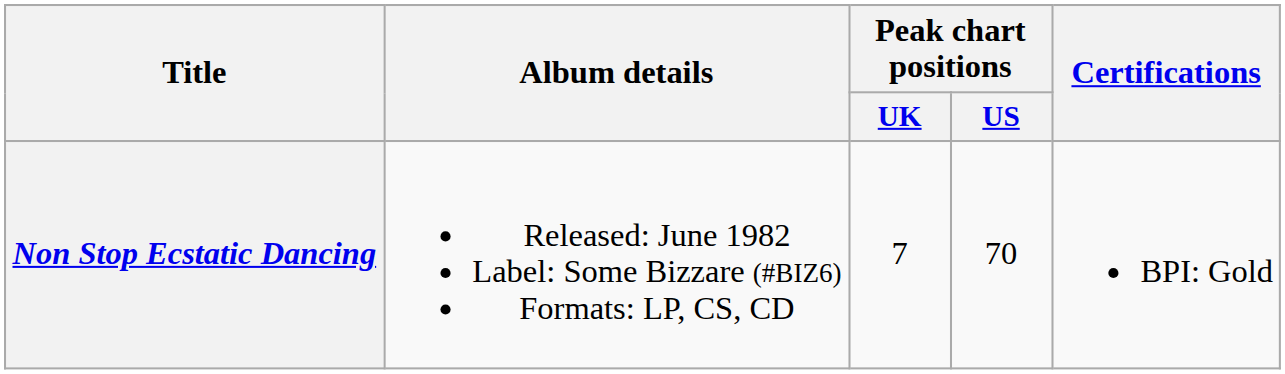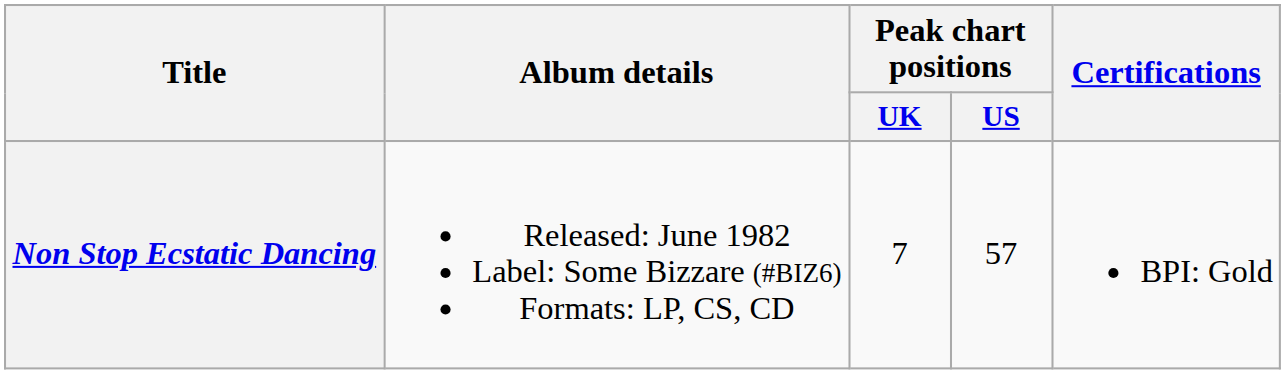(1001, 253) 70 -> (1001, 253) 57
